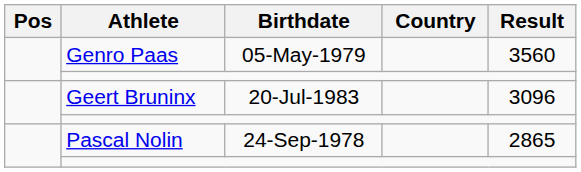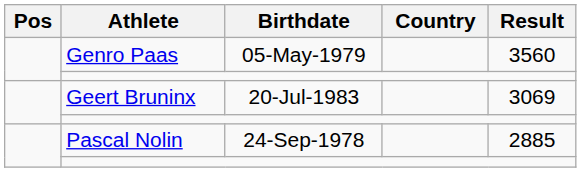(532, 97) 3096 -> (532, 97) 3069
(532, 140) 2865 -> (532, 140) 2885
